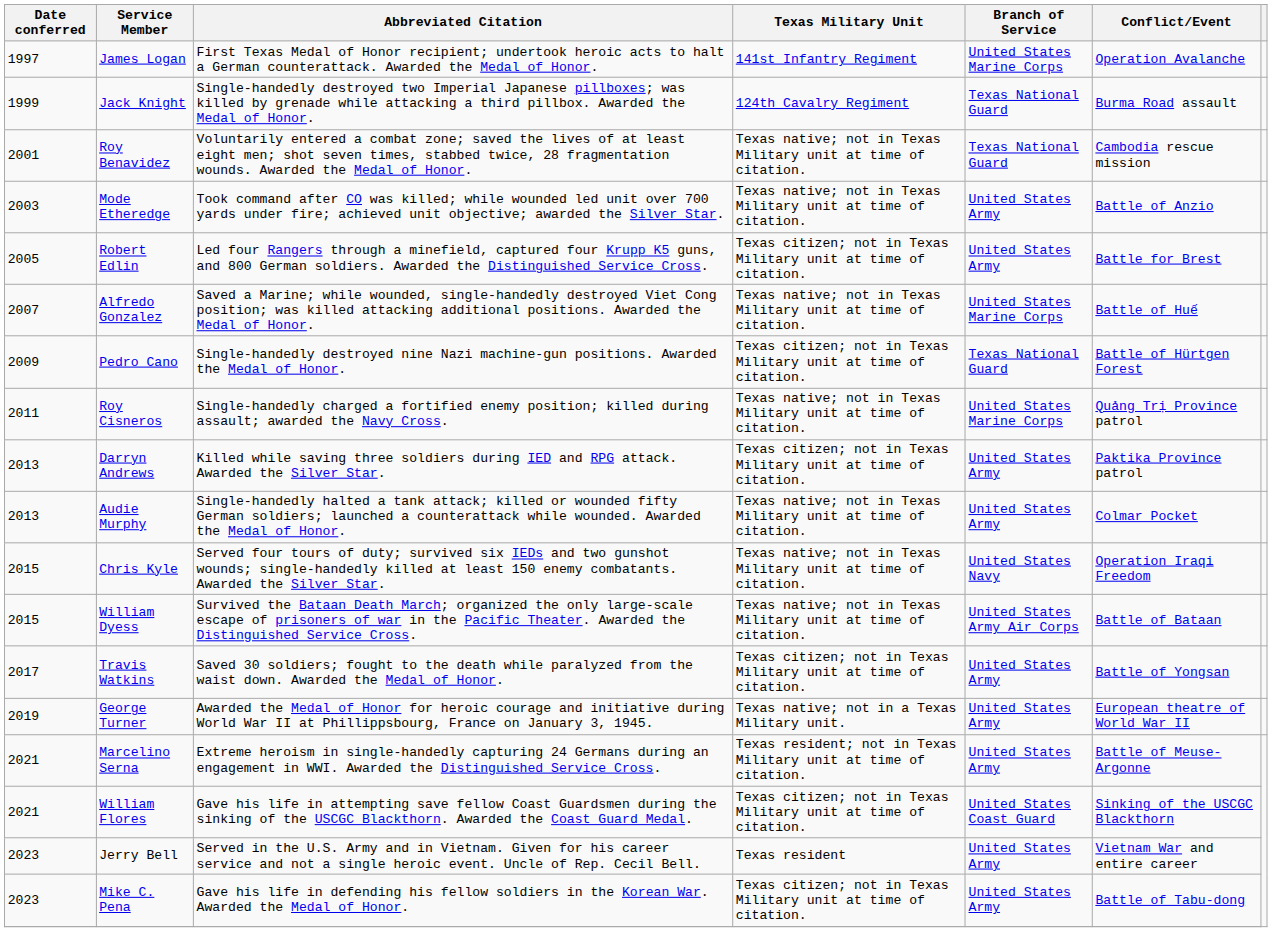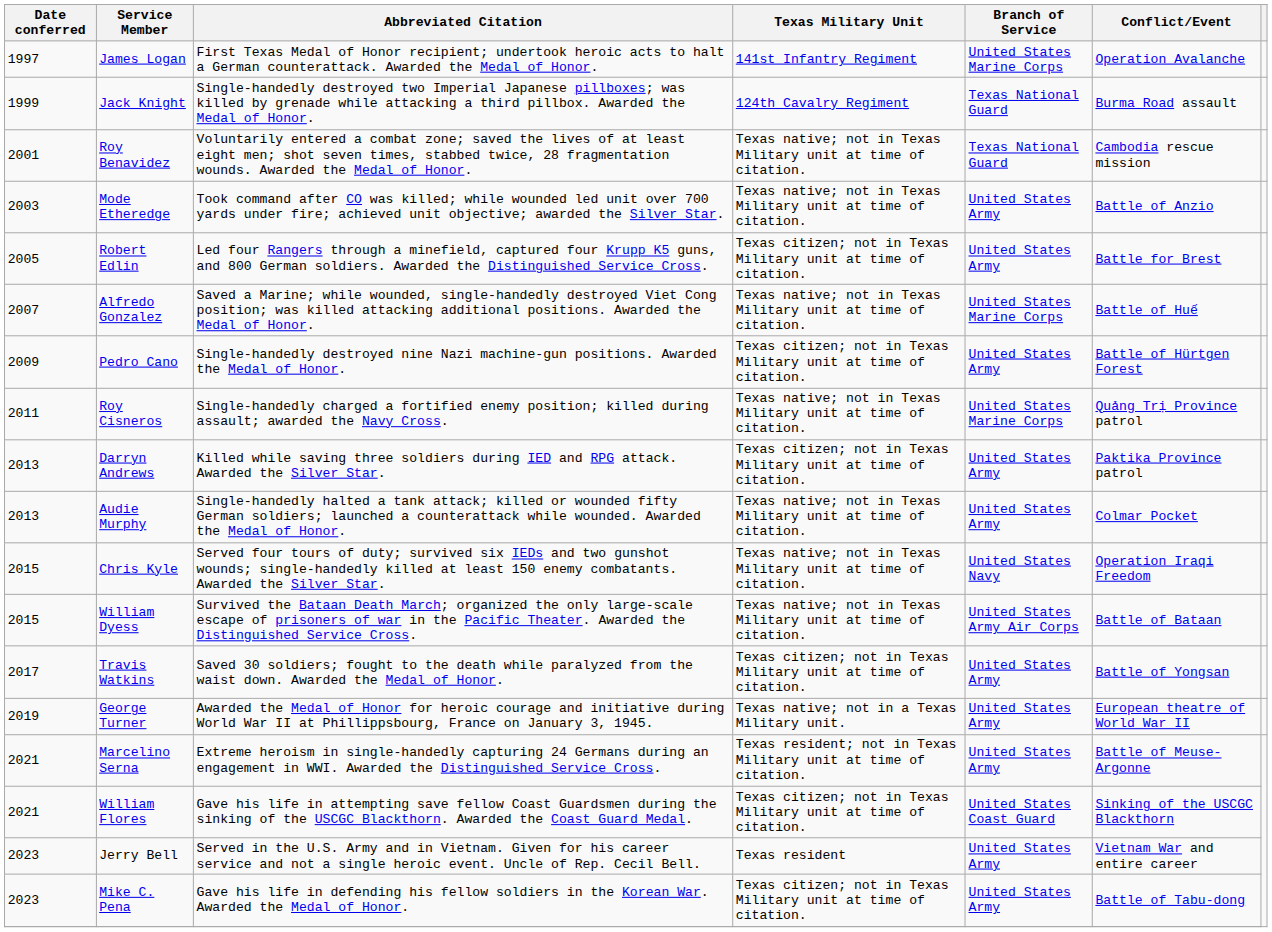(1024, 362) Texas National Guard -> (1020, 362) United States Army
